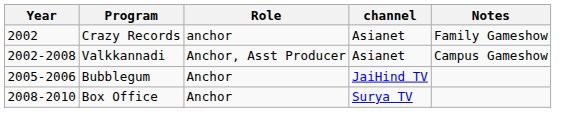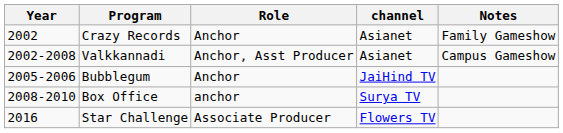(209, 35) anchor -> (217, 35) Anchor
(209, 97) Anchor -> (217, 97) anchor
+ row: (135, 118)
